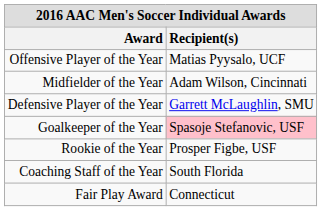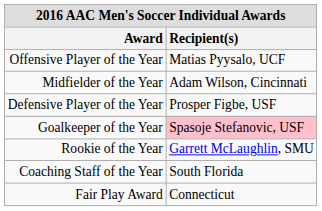(241, 105) Garrett McLaughlin, SMU -> (223, 105) Prosper Figbe, USF
(223, 150) Prosper Figbe, USF -> (241, 150) Garrett McLaughlin, SMU
